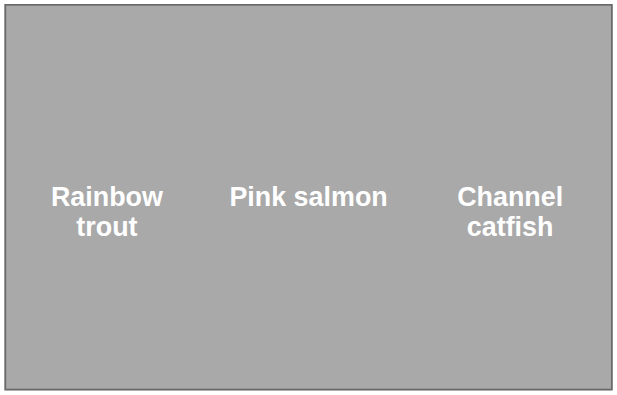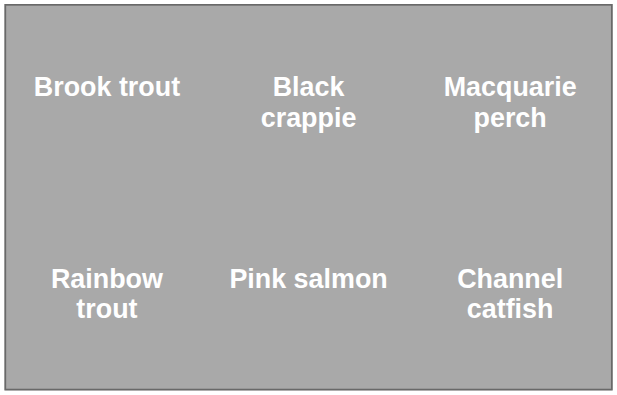+ row: (107, 87)
